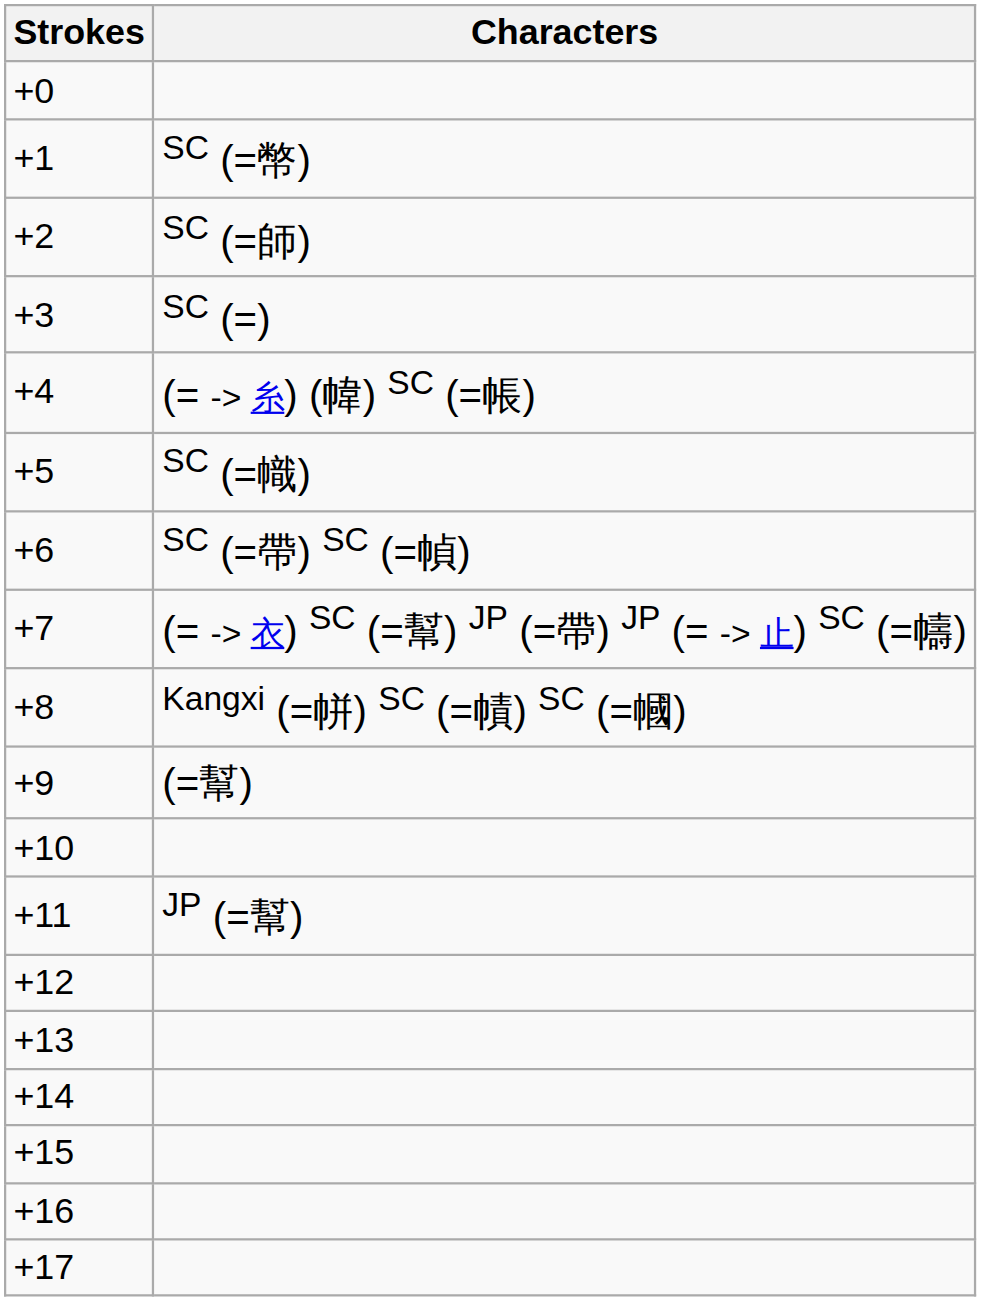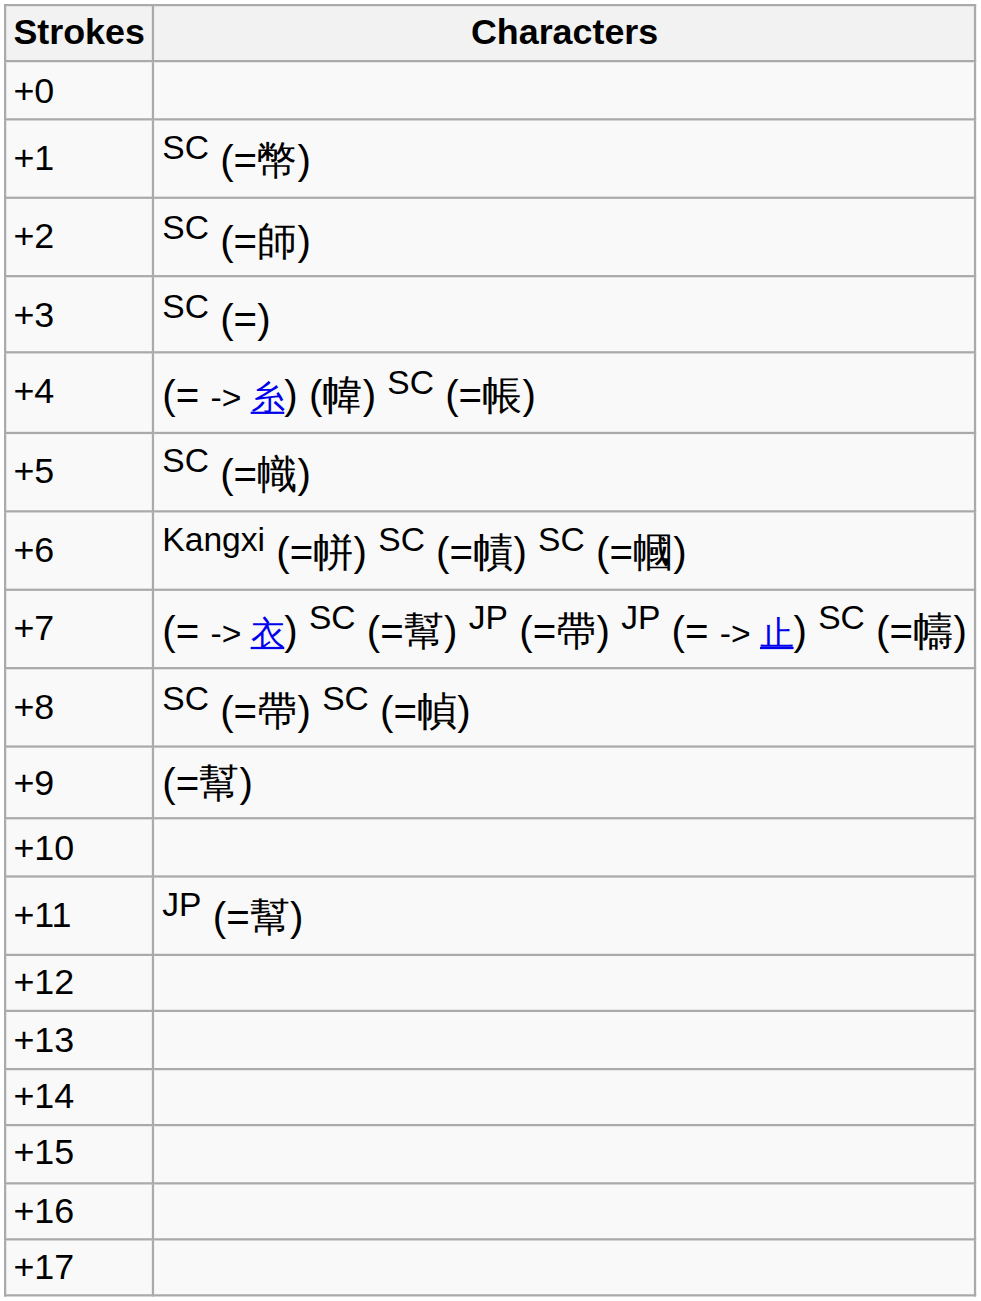(317, 548) SC (=帶) SC (=幀) -> (425, 548) Kangxi (=帡) SC (=幘) SC (=幗)
(425, 705) Kangxi (=帡) SC (=幘) SC (=幗) -> (317, 705) SC (=帶) SC (=幀)
